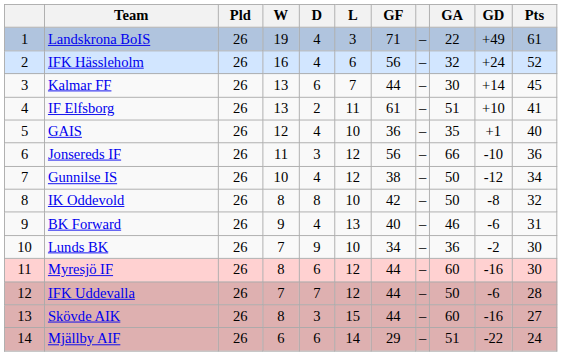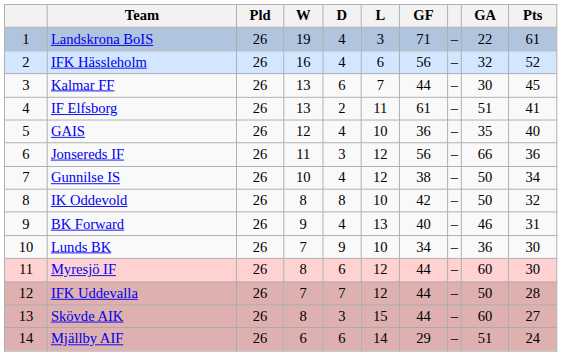- column: (493, 16)
